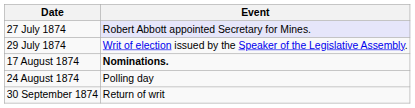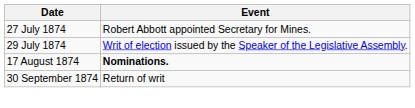(207, 29) lavender background -> (207, 29) no background
- row: (43, 78)
